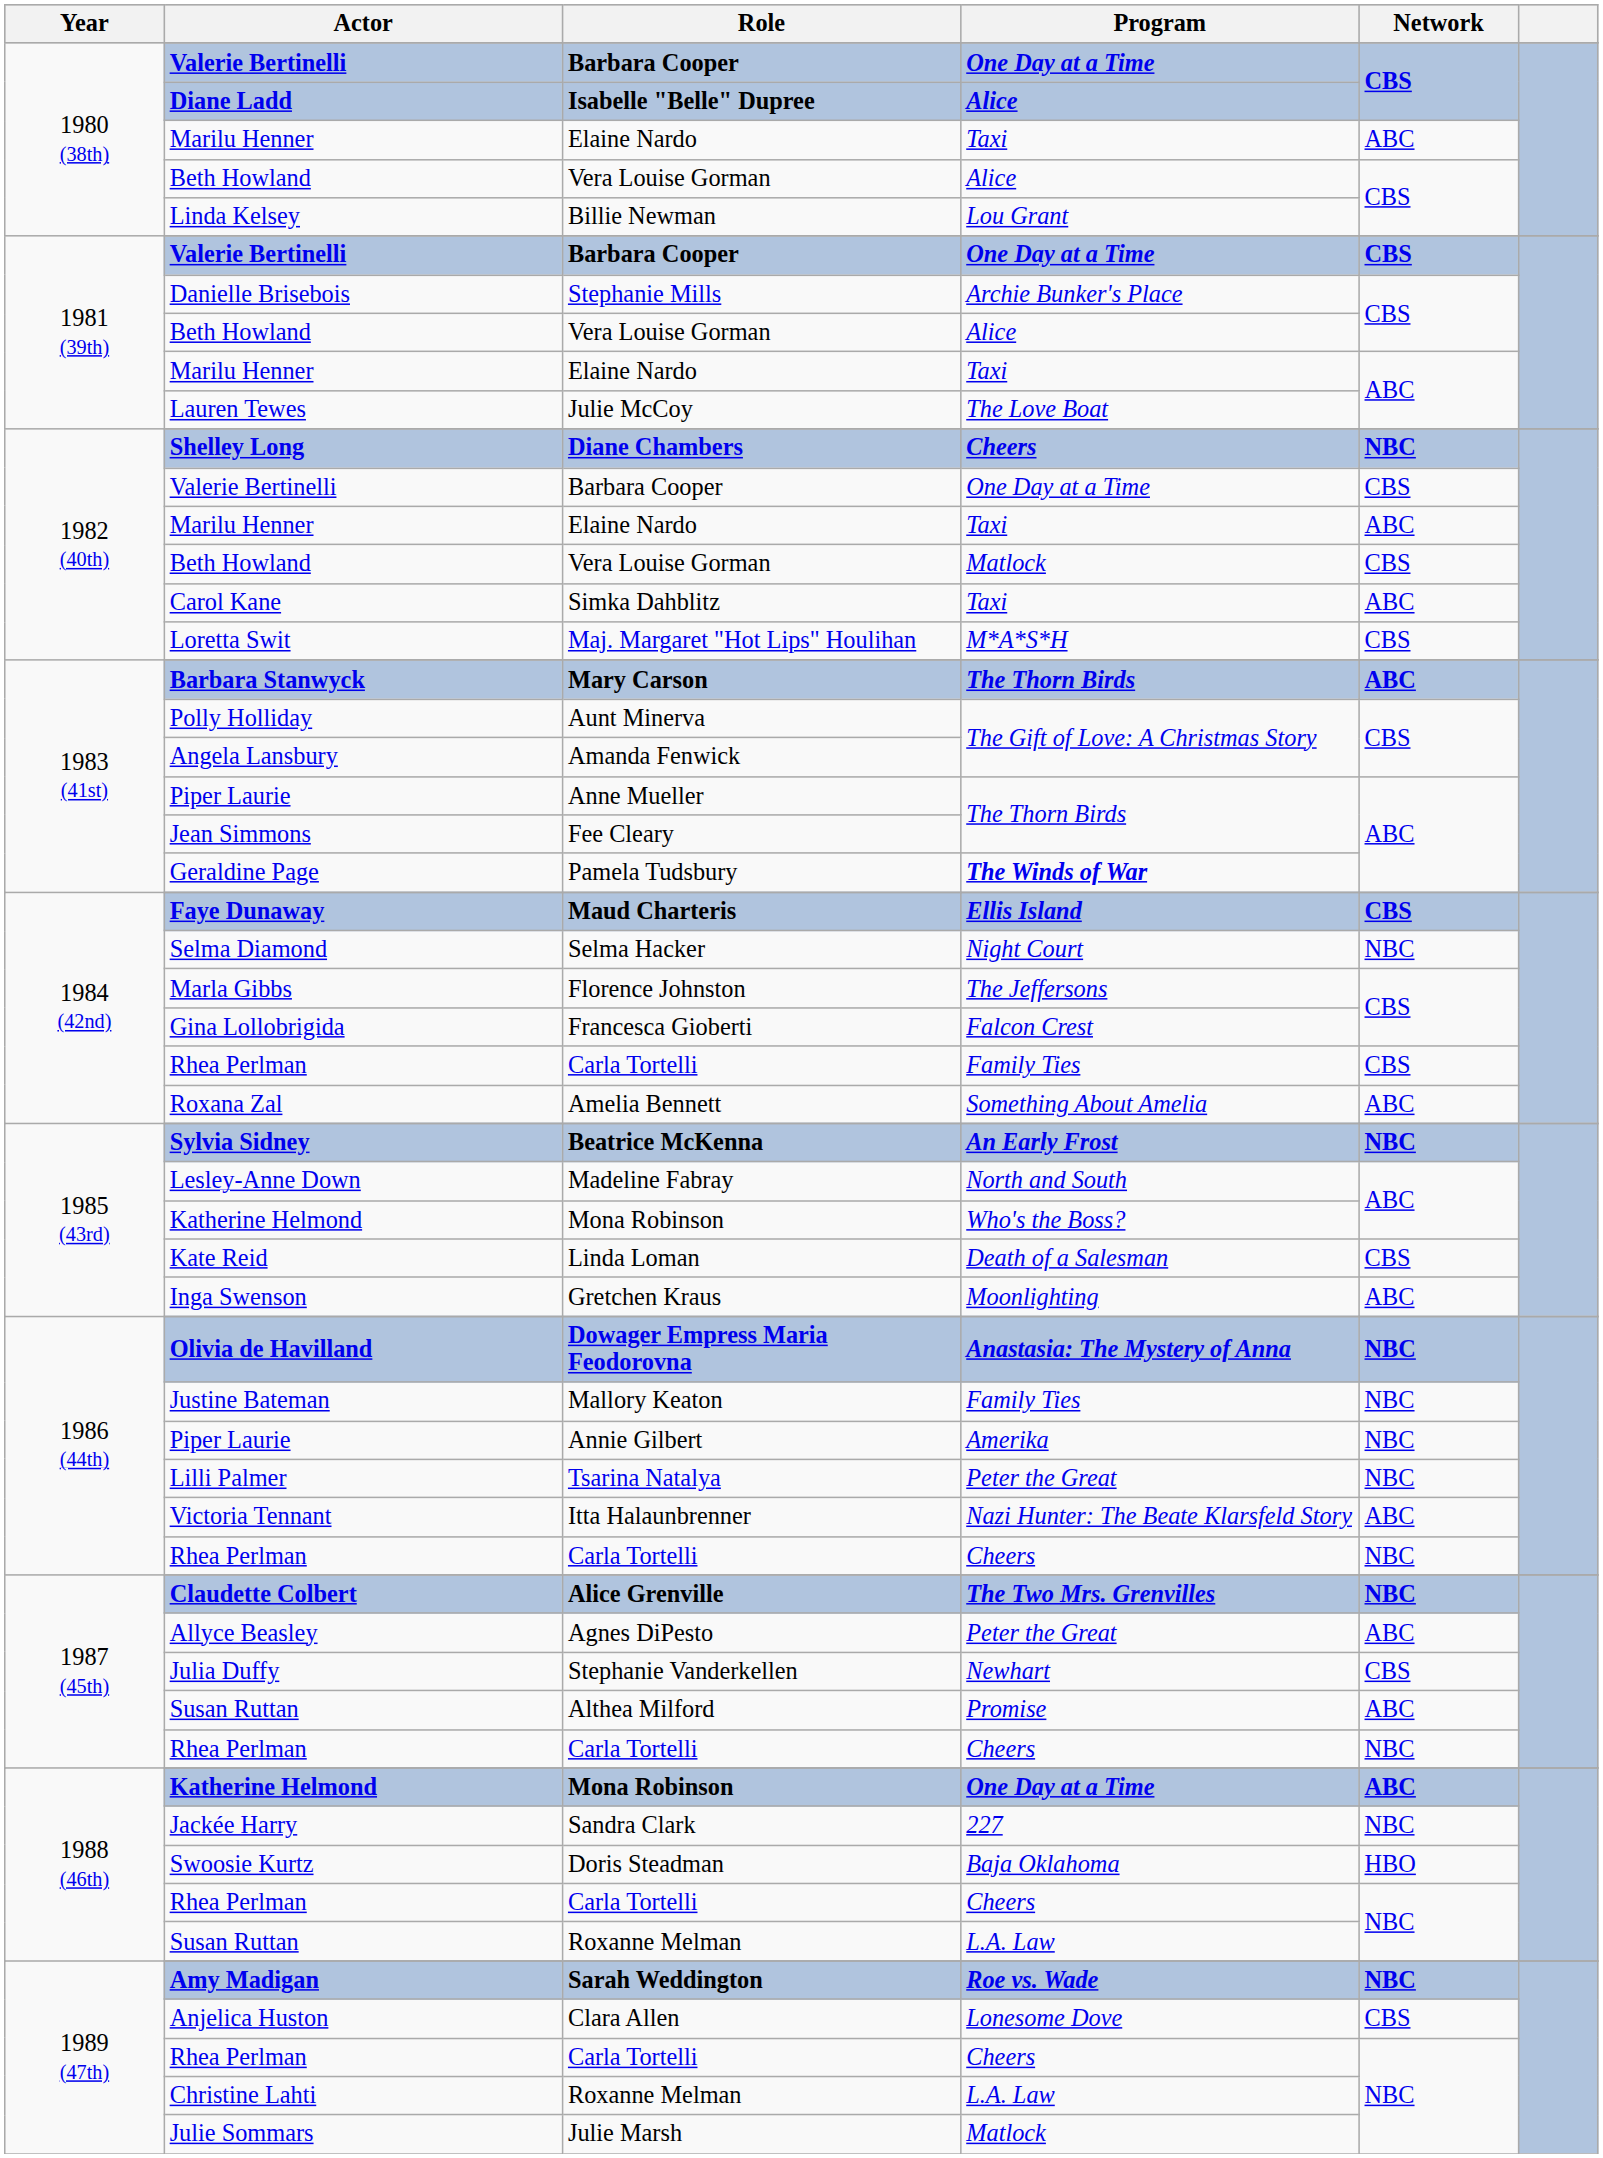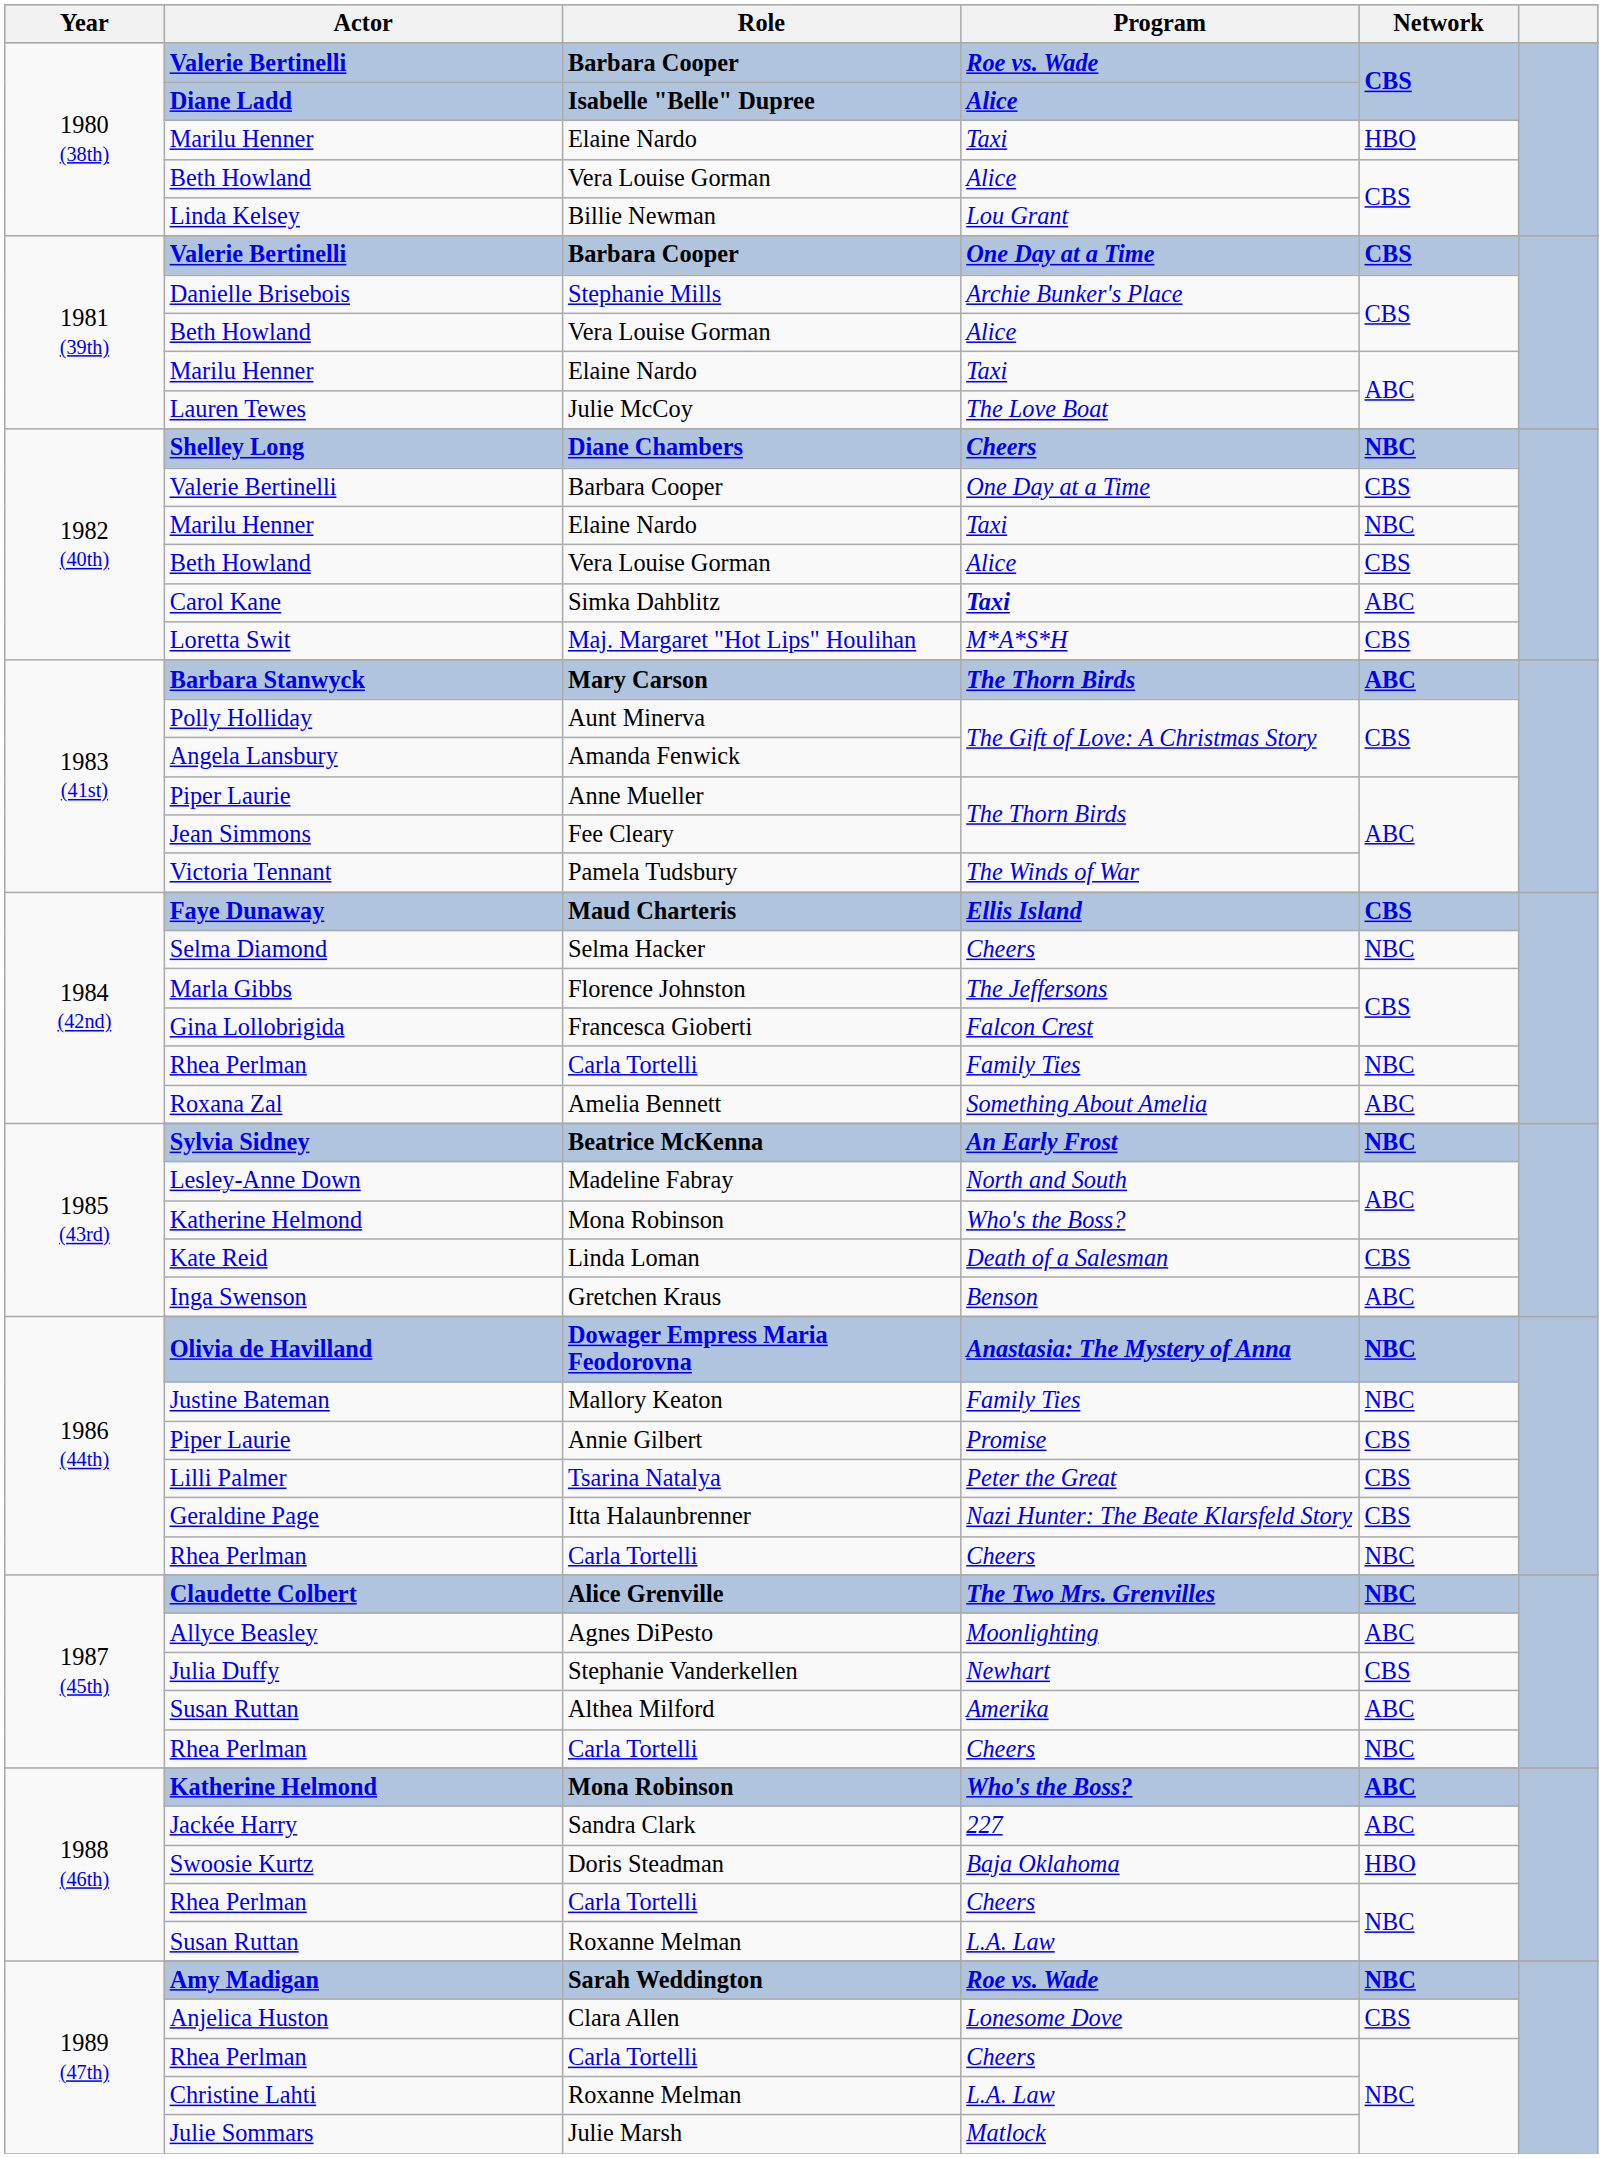(1060, 62) One Day at a Time -> (1032, 62) Roe vs. Wade
(1390, 139) ABC -> (1390, 139) HBO
(1390, 525) ABC -> (1390, 525) NBC
(1006, 563) Matlock -> (991, 563) Alice
(987, 602) normal -> (988, 602) bold
(244, 872) Geraldine Page -> (251, 872) Victoria Tennant
(1057, 872) bold -> (1053, 872) normal
(1025, 949) Night Court -> (1001, 949) Cheers
(1388, 1065) CBS -> (1390, 1065) NBC
(1032, 1296) Moonlighting -> (1002, 1296) Benson
(1007, 1439) Amerika -> (1006, 1439) Promise
(1390, 1439) NBC -> (1388, 1439) CBS
(1390, 1478) NBC -> (1388, 1478) CBS
(251, 1516) Victoria Tennant -> (244, 1516) Geraldine Page
(1390, 1516) ABC -> (1388, 1516) CBS
(1041, 1632) Peter the Great -> (1032, 1632) Moonlighting
(1006, 1709) Promise -> (1007, 1709) Amerika
(1060, 1786) One Day at a Time -> (1049, 1786) Who's the Boss?
(1390, 1825) NBC -> (1390, 1825) ABC
